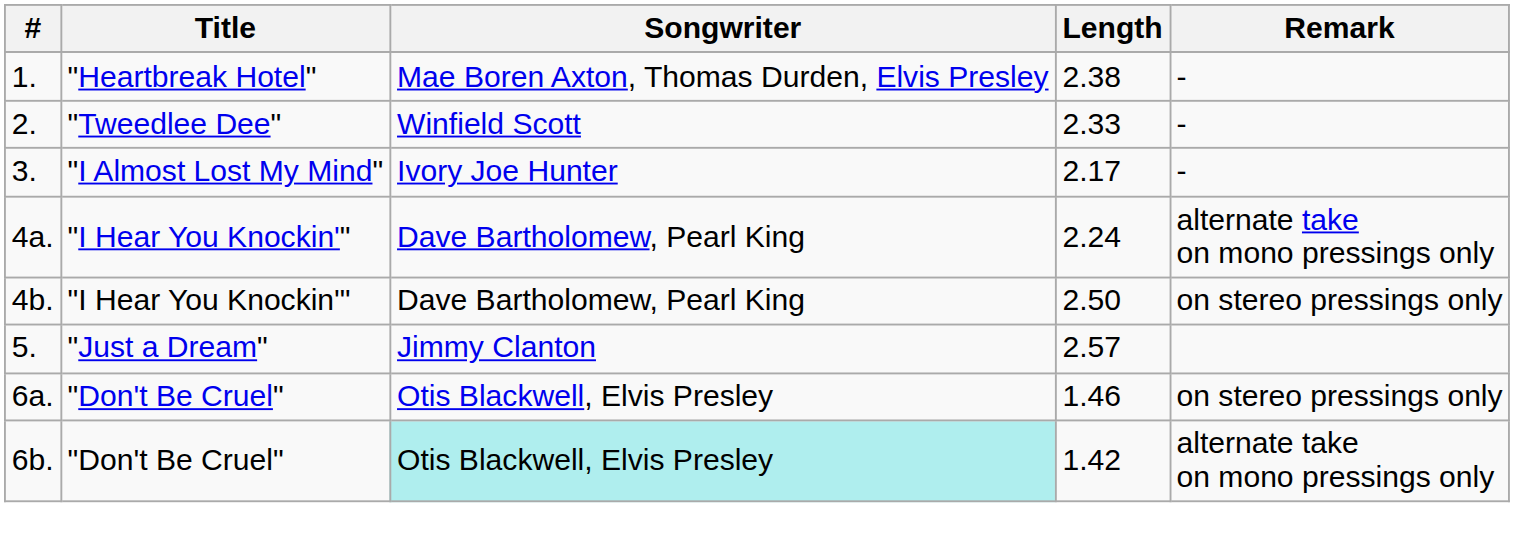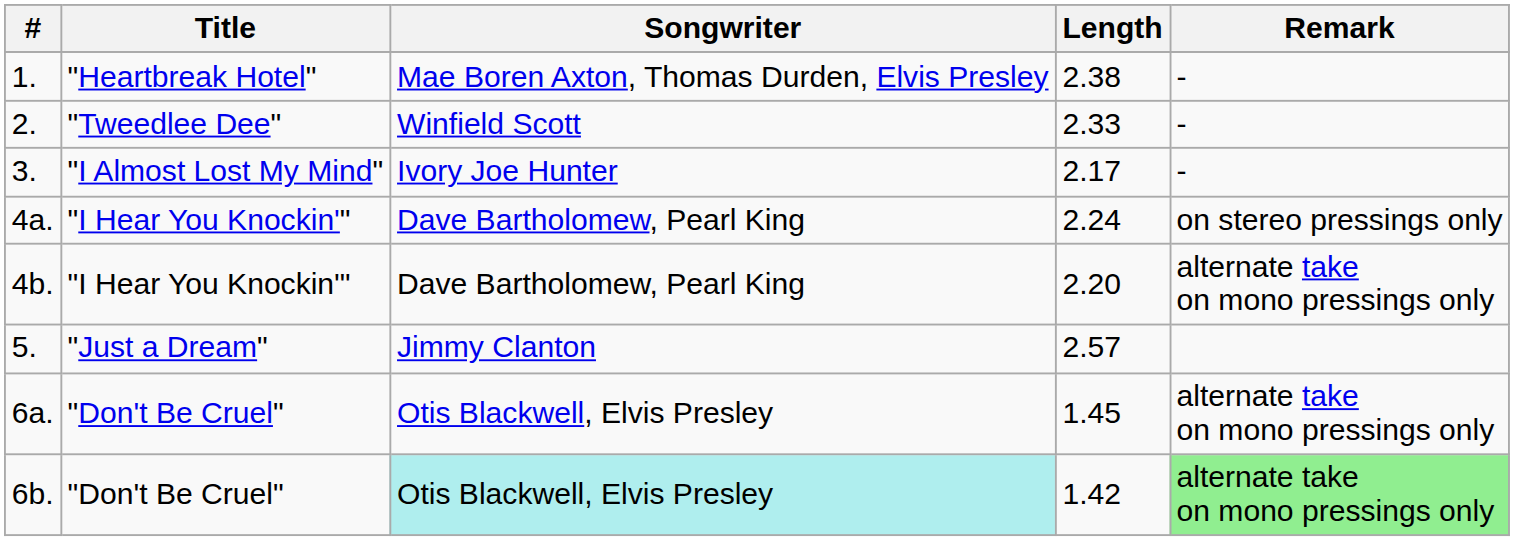(1335, 236) alternate take on mono pressings only -> (1340, 219) on stereo pressings only
(1092, 300) 2.50 -> (1092, 283) 2.20
(1340, 300) on stereo pressings only -> (1335, 283) alternate take on mono pressings only
(1092, 396) 1.46 -> (1092, 413) 1.45
(1340, 396) on stereo pressings only -> (1335, 413) alternate take on mono pressings only
(1335, 460) no background -> (1335, 494) lightgreen background
